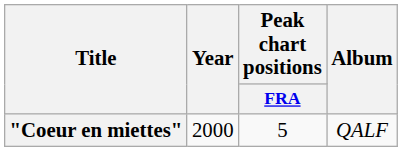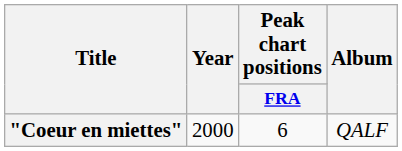(282, 129) 5 -> (282, 129) 6
